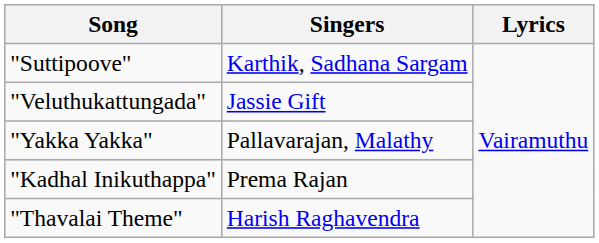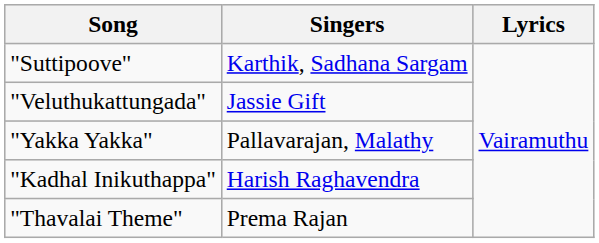(287, 179) Prema Rajan -> (323, 179) Harish Raghavendra
(323, 218) Harish Raghavendra -> (287, 218) Prema Rajan
